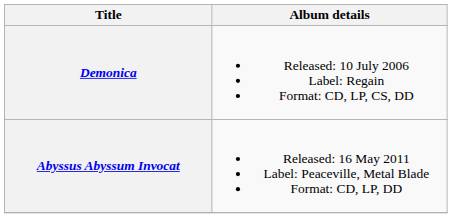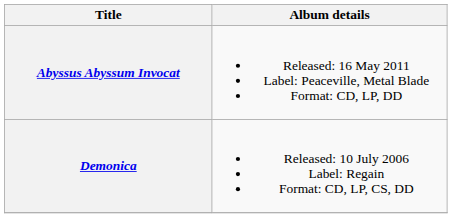rows swapped: (108, 72) <-> (108, 166)
